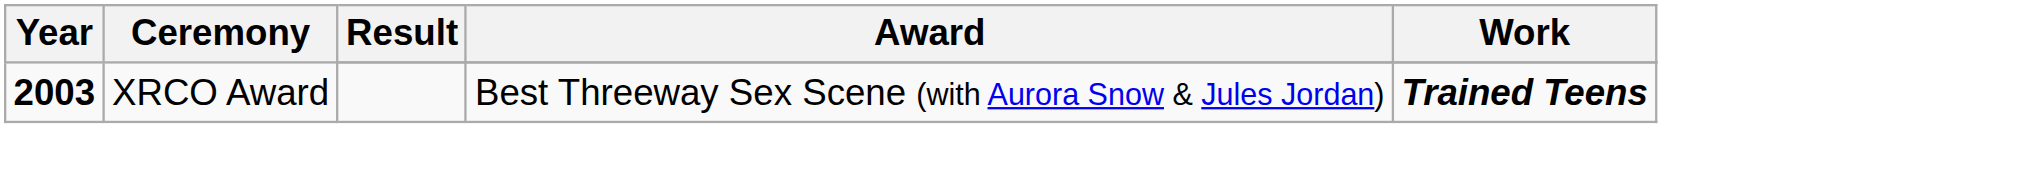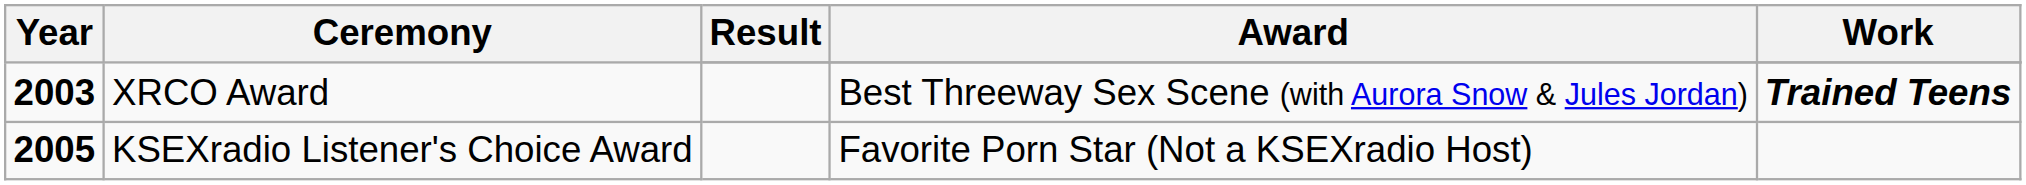+ row: (1186, 149)
